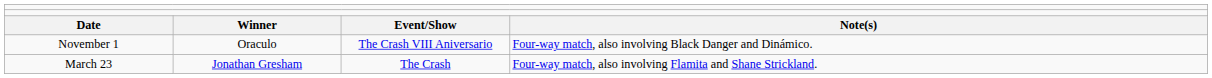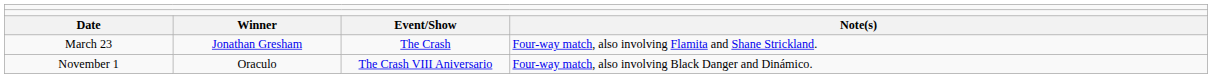rows swapped: (89, 63) <-> (89, 44)
